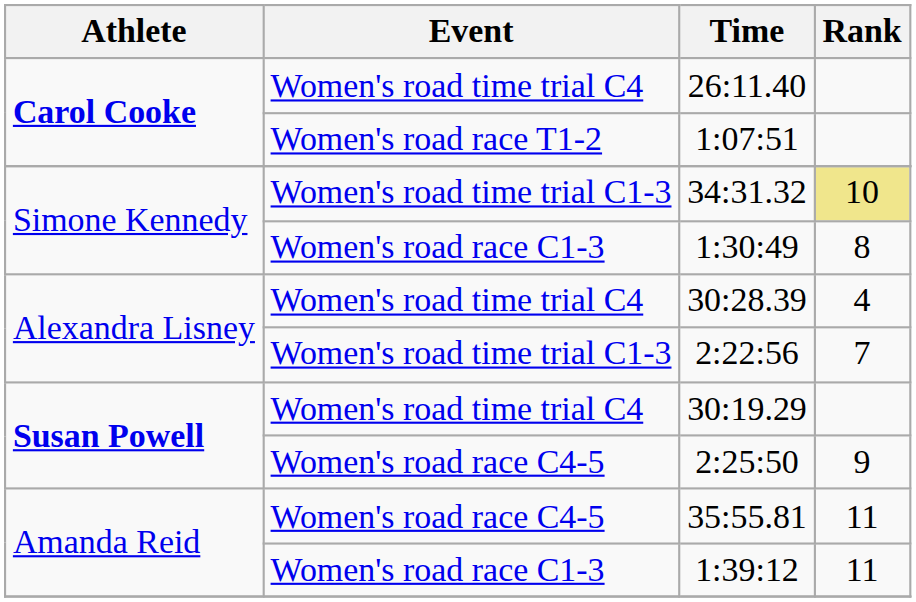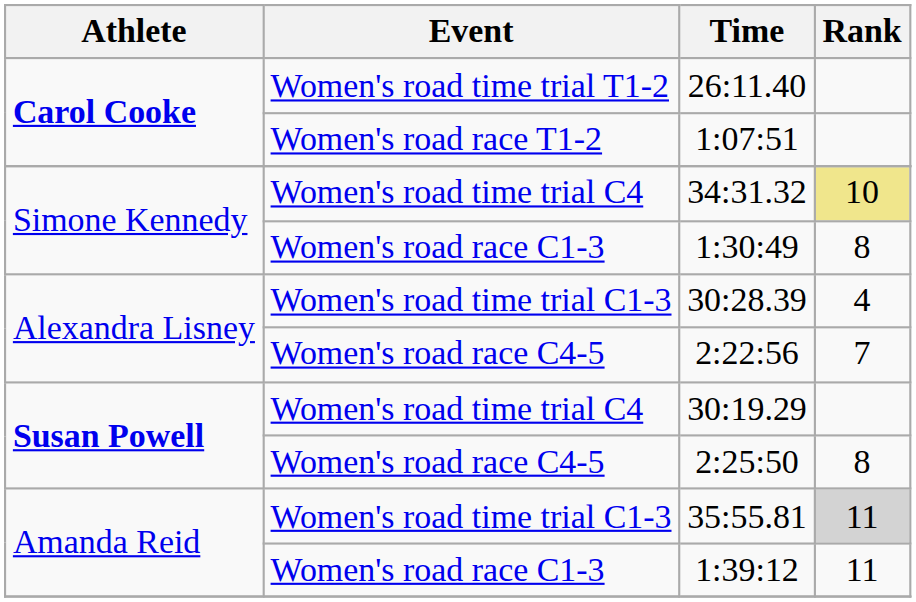(457, 85) Women's road time trial C4 -> (470, 85) Women's road time trial T1-2
(471, 192) Women's road time trial C1-3 -> (457, 192) Women's road time trial C4
(457, 300) Women's road time trial C4 -> (471, 300) Women's road time trial C1-3
(471, 354) Women's road time trial C1-3 -> (438, 354) Women's road race C4-5
(862, 461) 9 -> (862, 461) 8
(438, 515) Women's road race C4-5 -> (471, 515) Women's road time trial C1-3
(862, 515) no background -> (862, 515) lightgrey background
